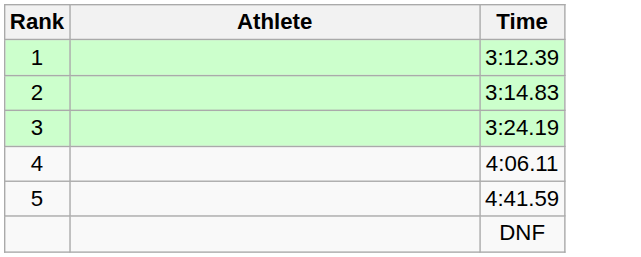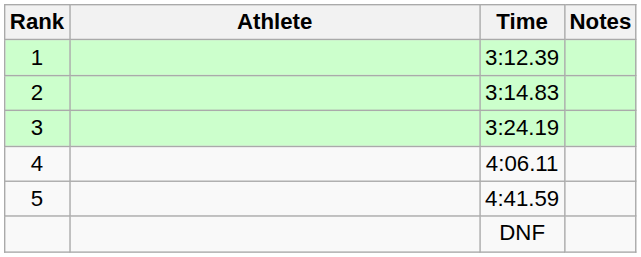+ column: (600, 22)
